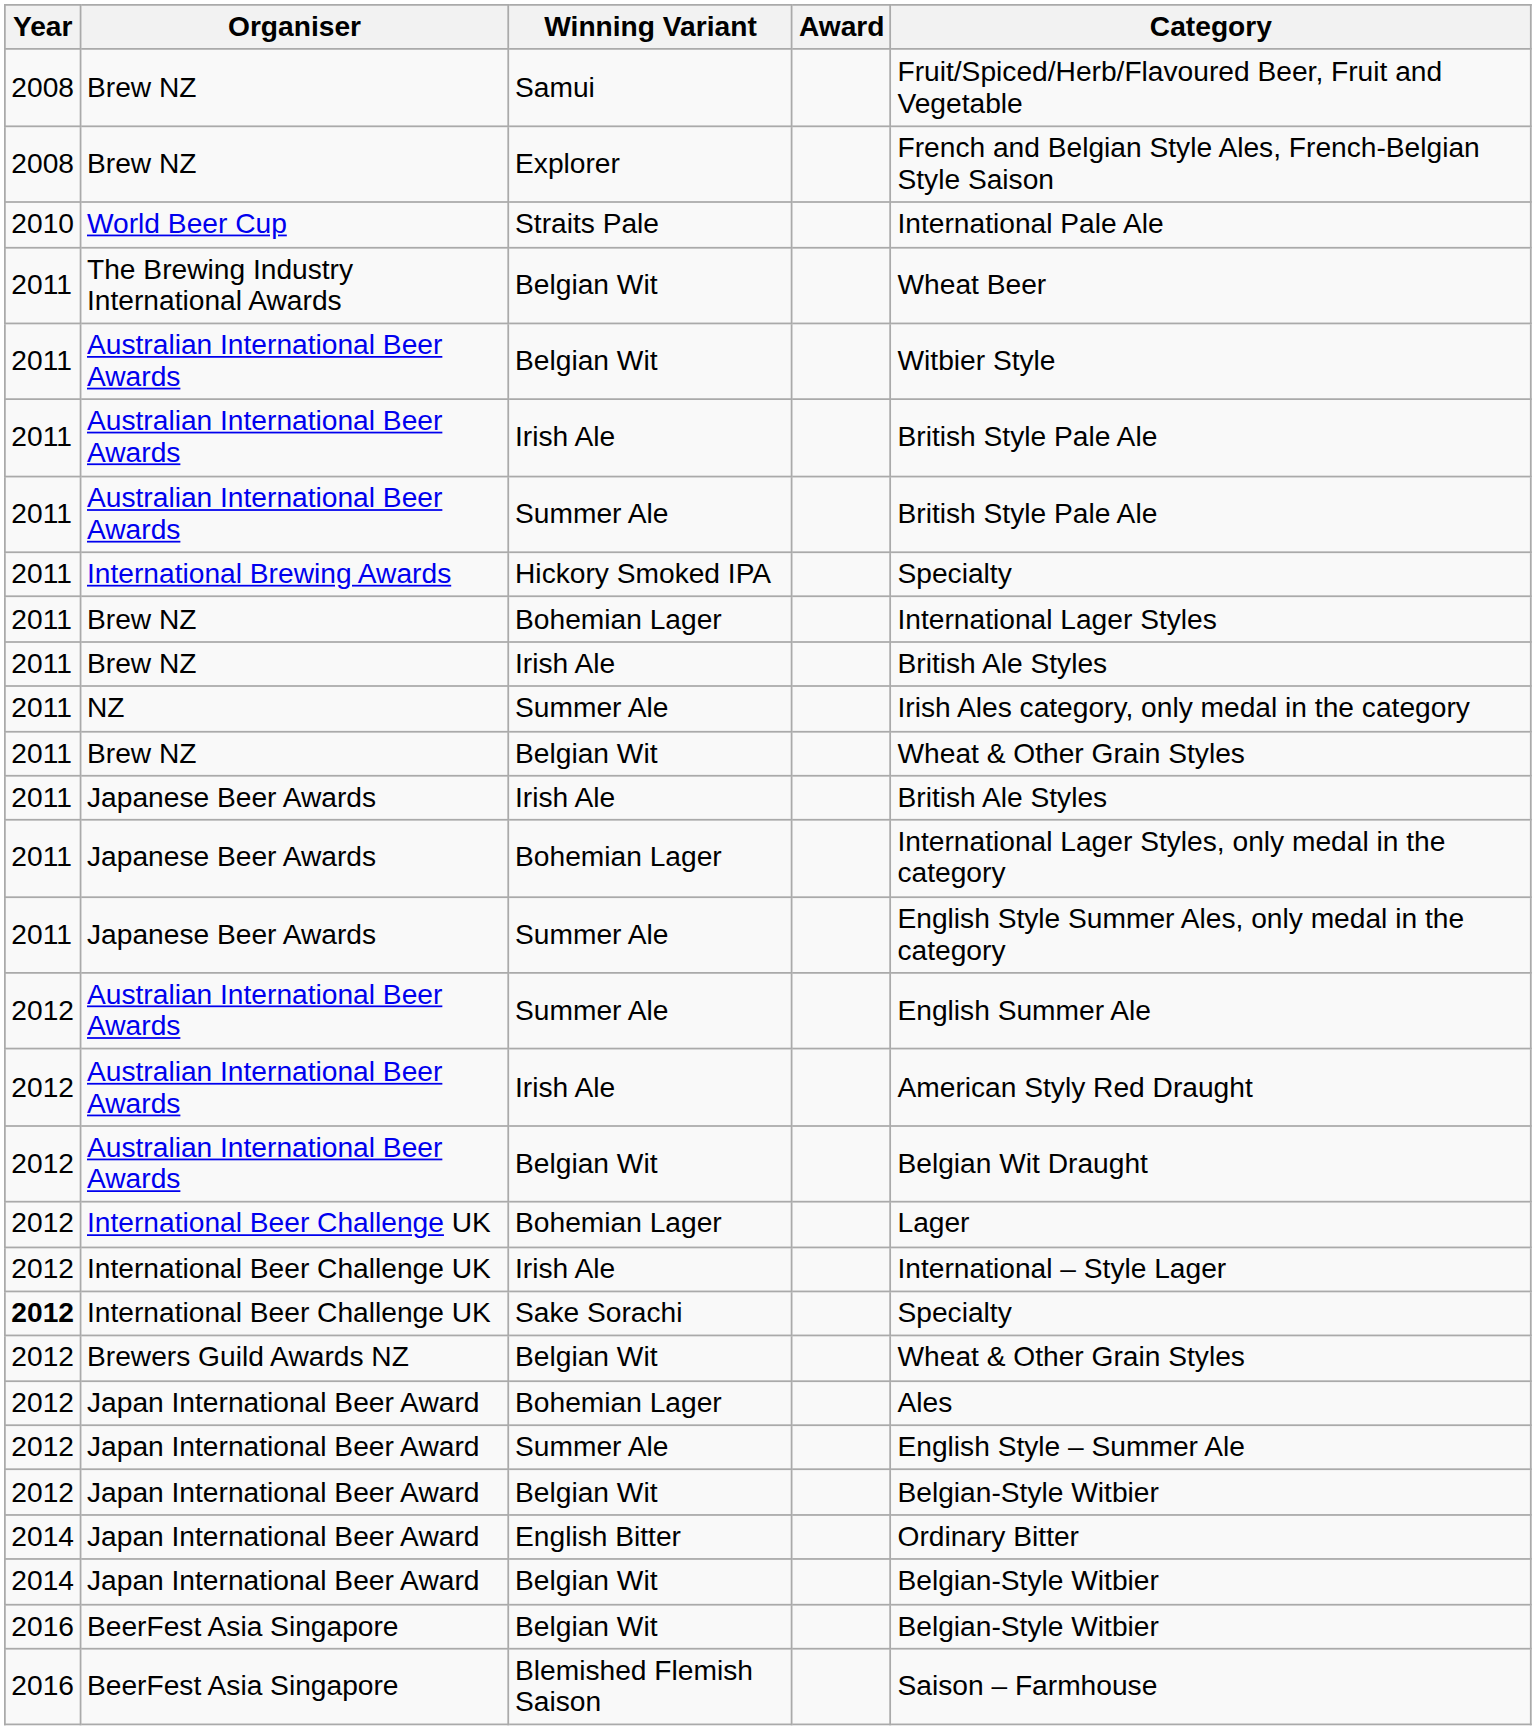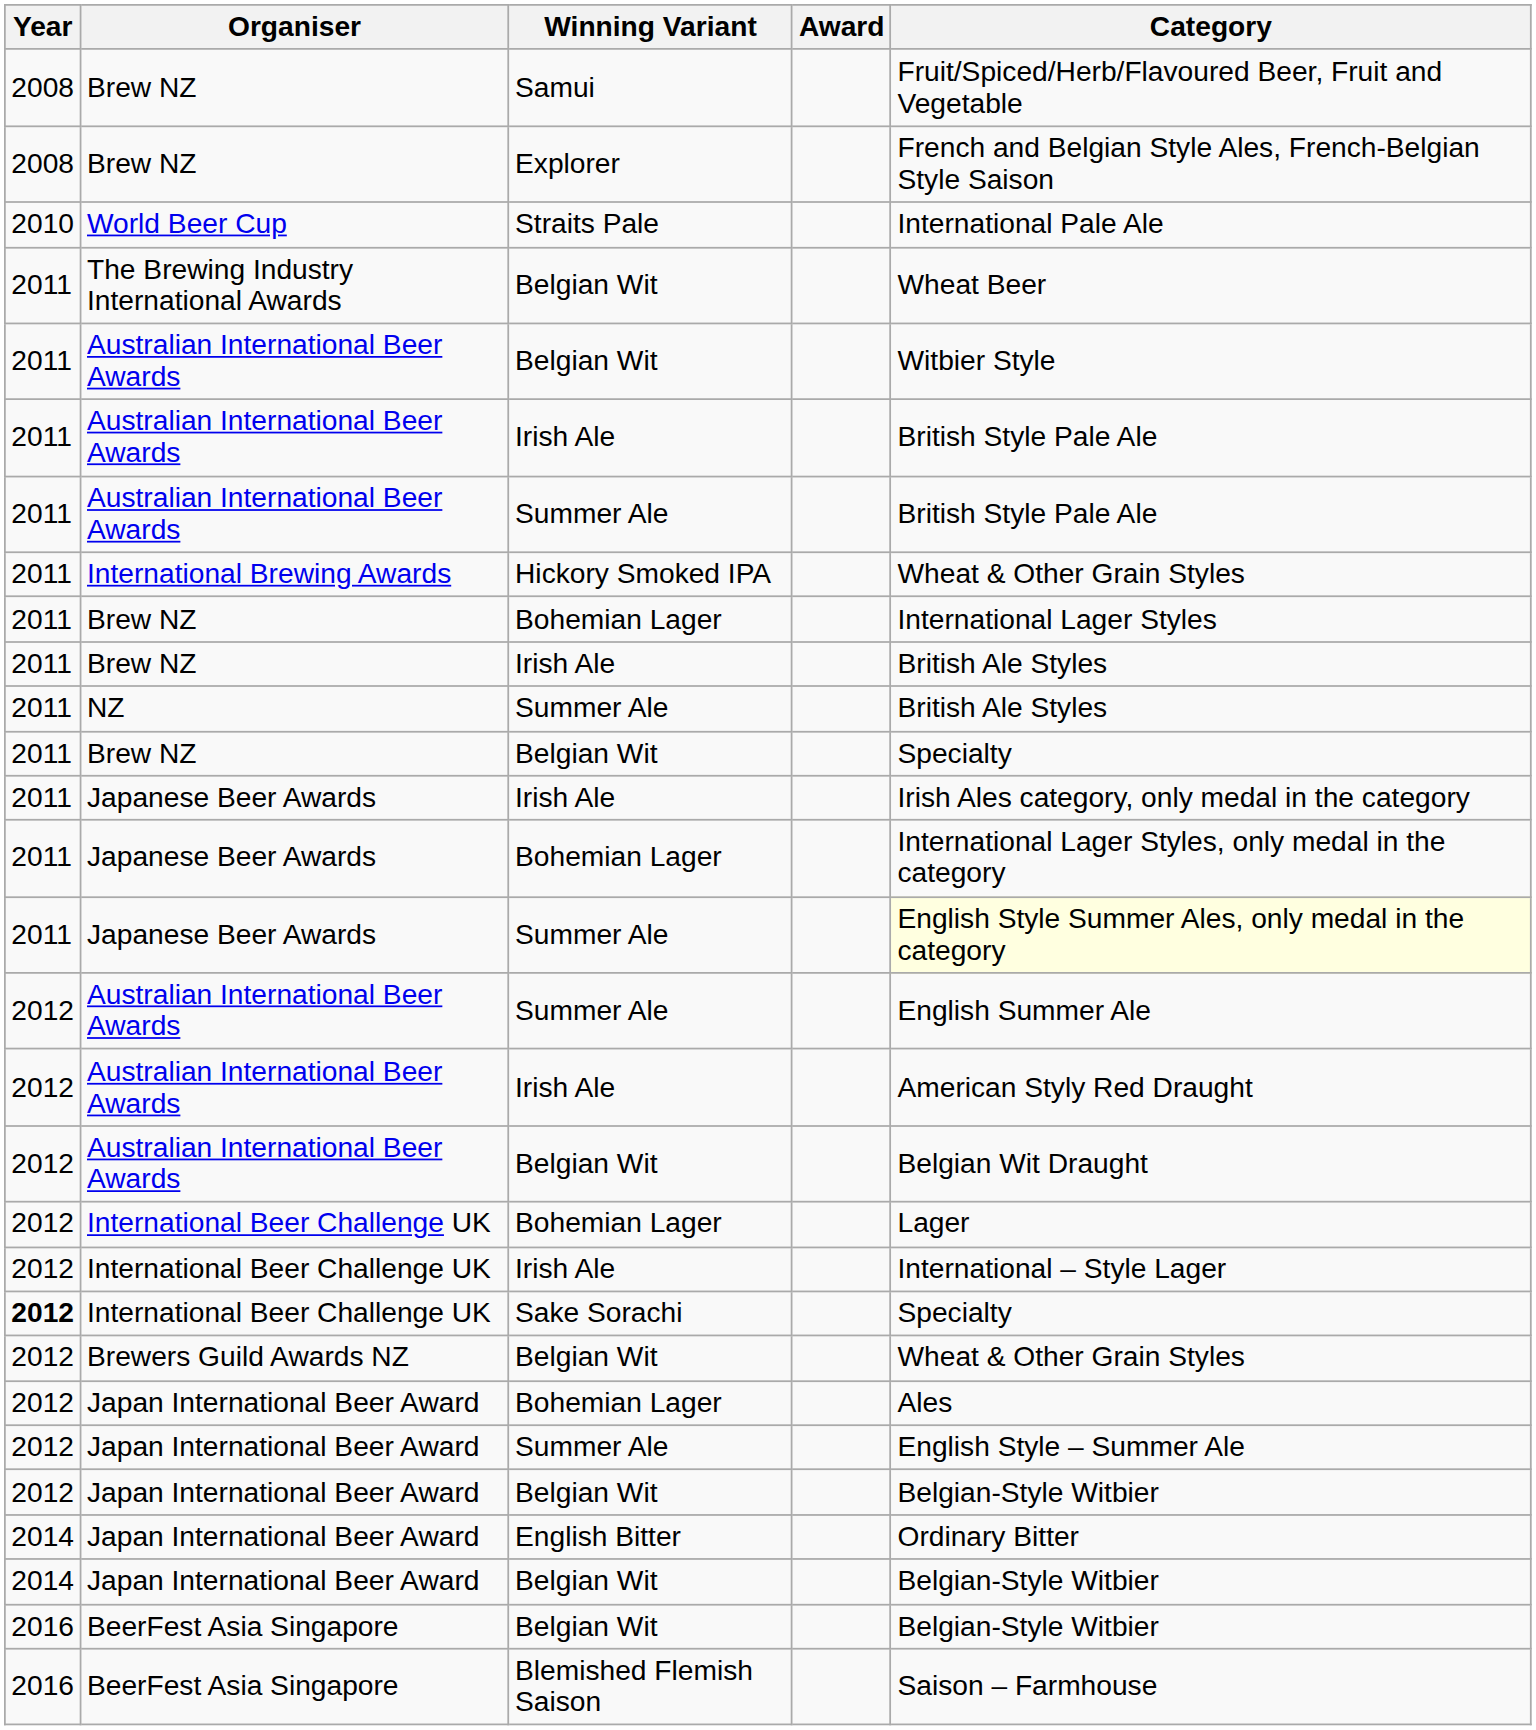(955, 574) Specialty -> (1071, 574) Wheat & Other Grain Styles
(1184, 708) Irish Ales category, only medal in the category -> (1002, 708) British Ale Styles
(1071, 752) Wheat & Other Grain Styles -> (955, 752) Specialty
(1002, 797) British Ale Styles -> (1184, 797) Irish Ales category, only medal in the category
(1181, 934) no background -> (1181, 934) lightyellow background
